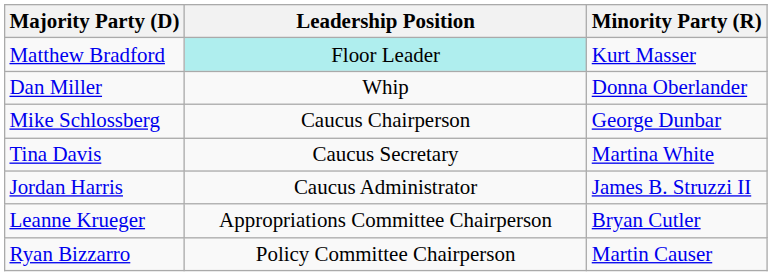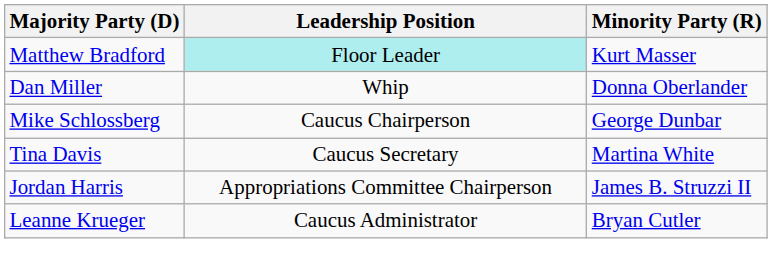(386, 187) Caucus Administrator -> (386, 187) Appropriations Committee Chairperson
(386, 220) Appropriations Committee Chairperson -> (386, 220) Caucus Administrator
- row: (70, 253)
